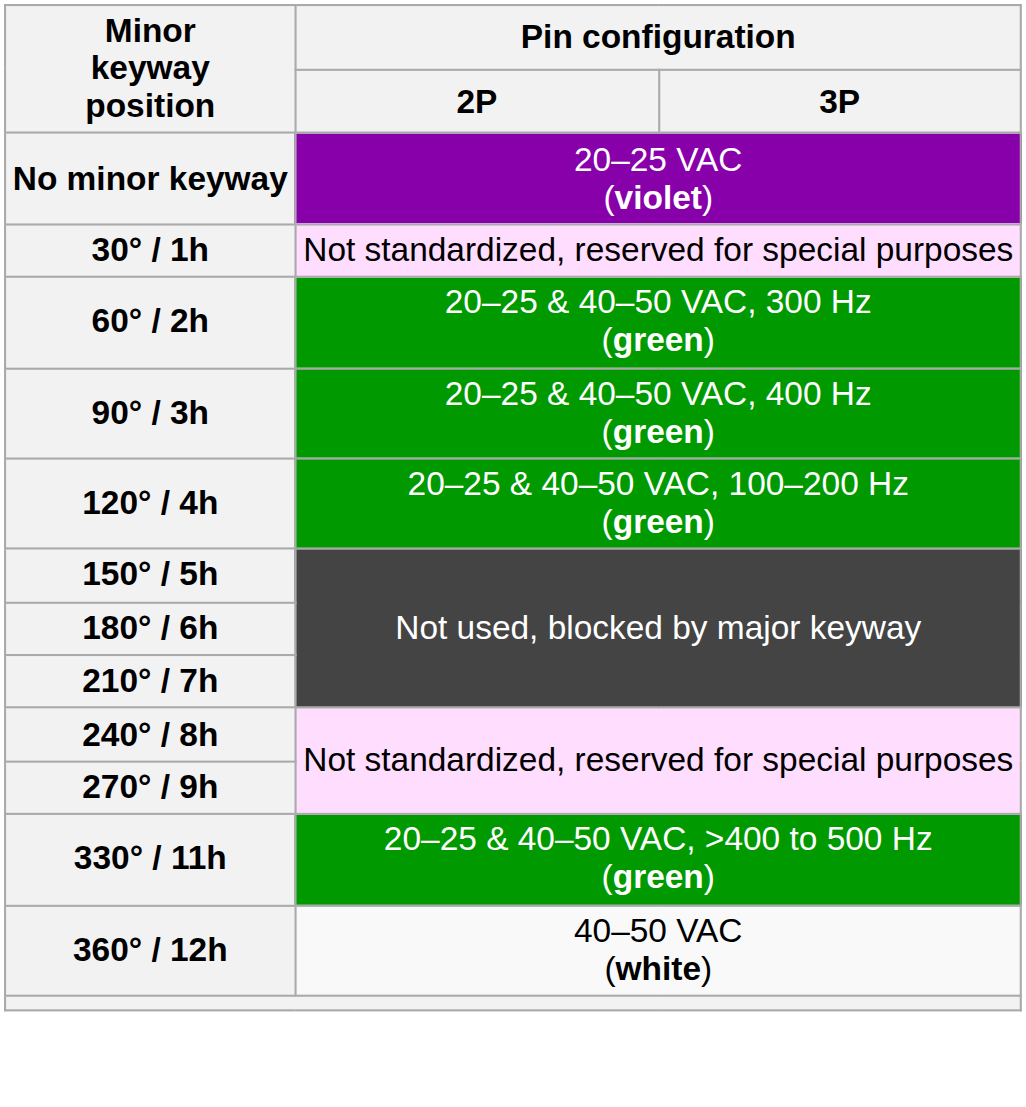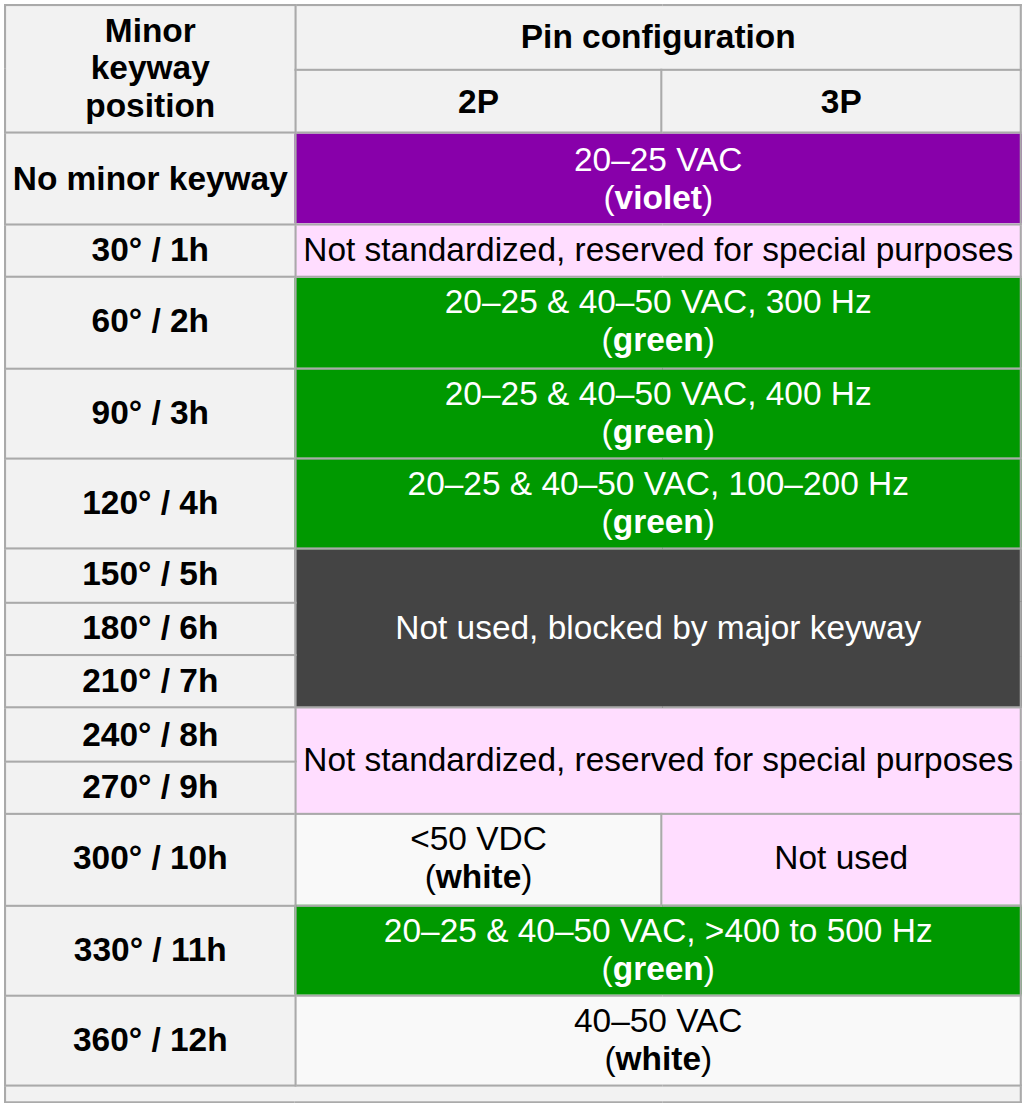+ row: (150, 858)
